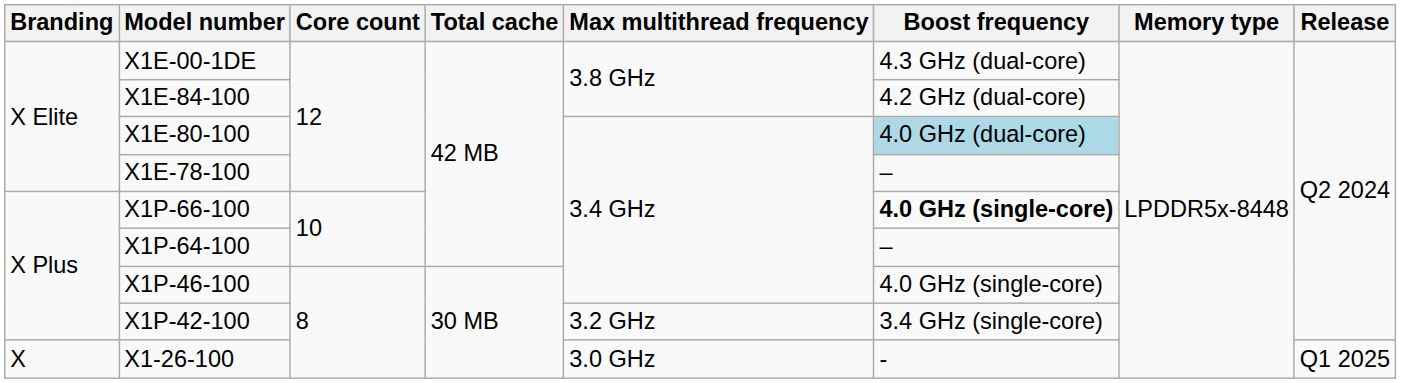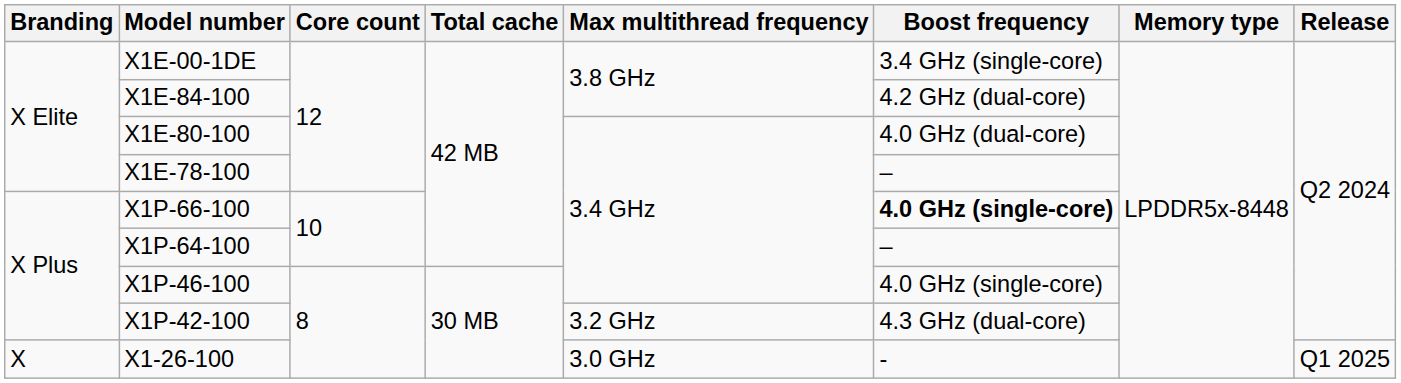(983, 60) 4.3 GHz (dual-core) -> (991, 60) 3.4 GHz (single-core)
(983, 135) lightblue background -> (983, 135) no background
(991, 321) 3.4 GHz (single-core) -> (983, 321) 4.3 GHz (dual-core)
